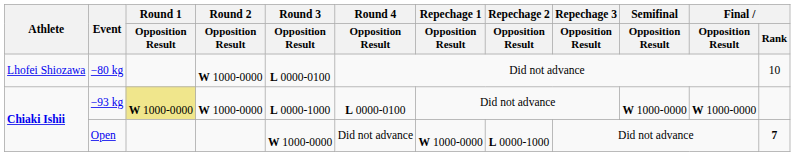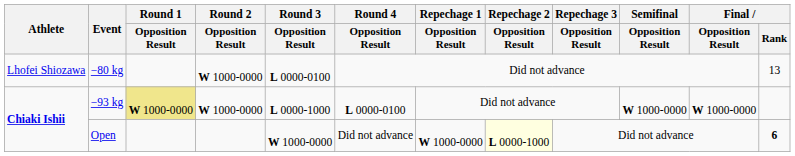(774, 70) 10 -> (774, 70) 13
(519, 142) no background -> (519, 142) lightyellow background
(774, 136) 7 -> (774, 136) 6
